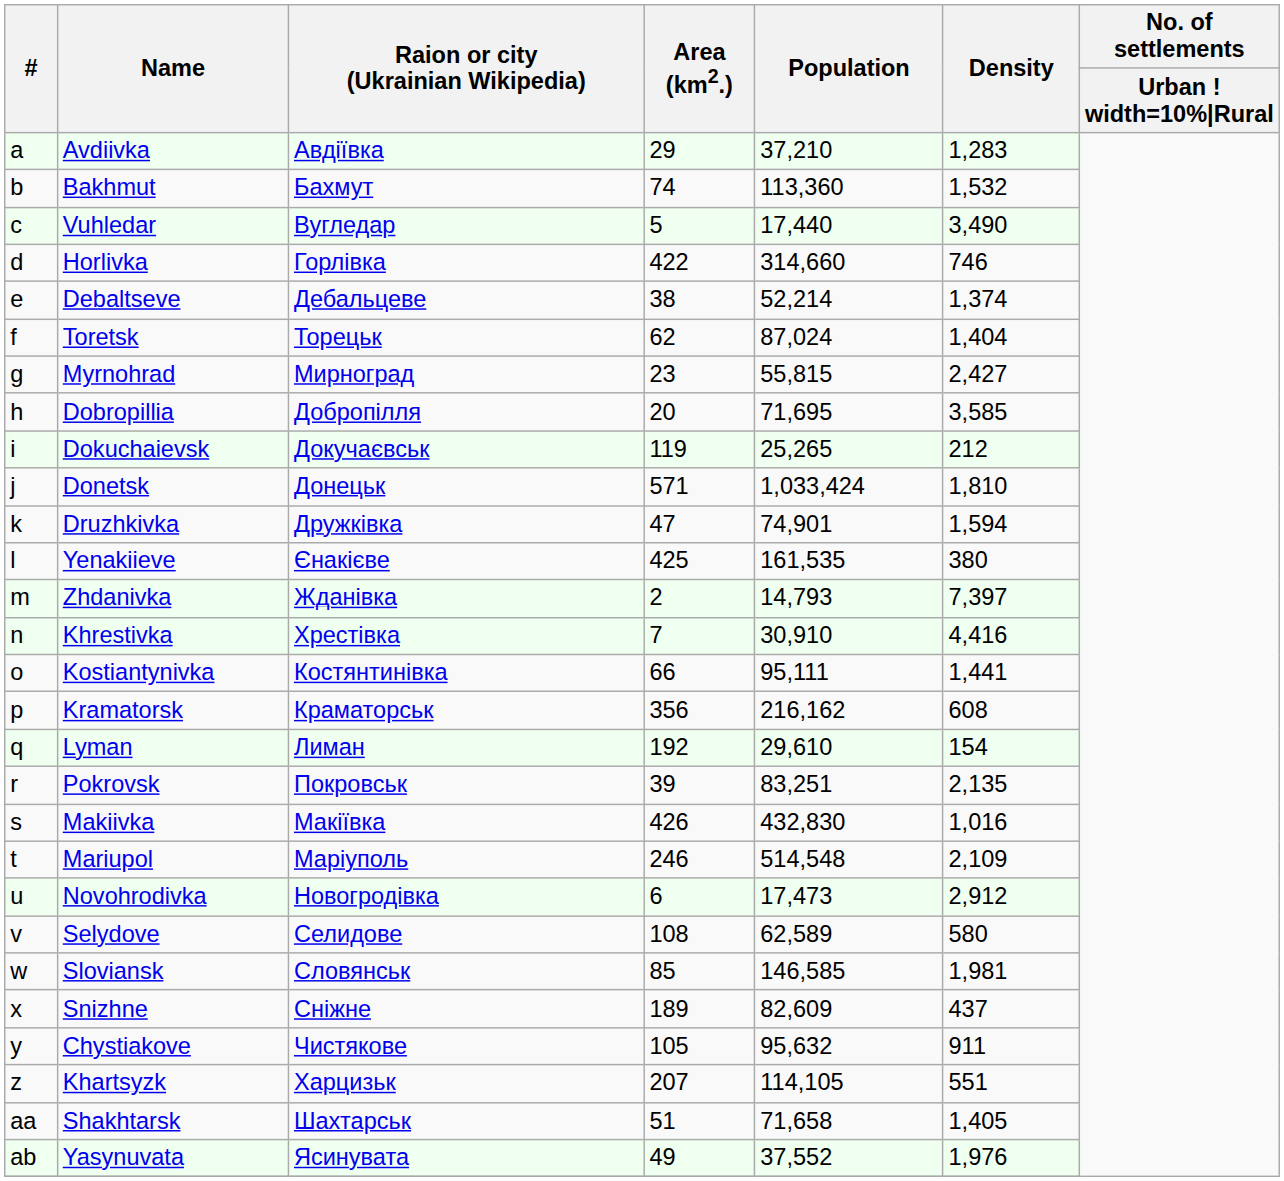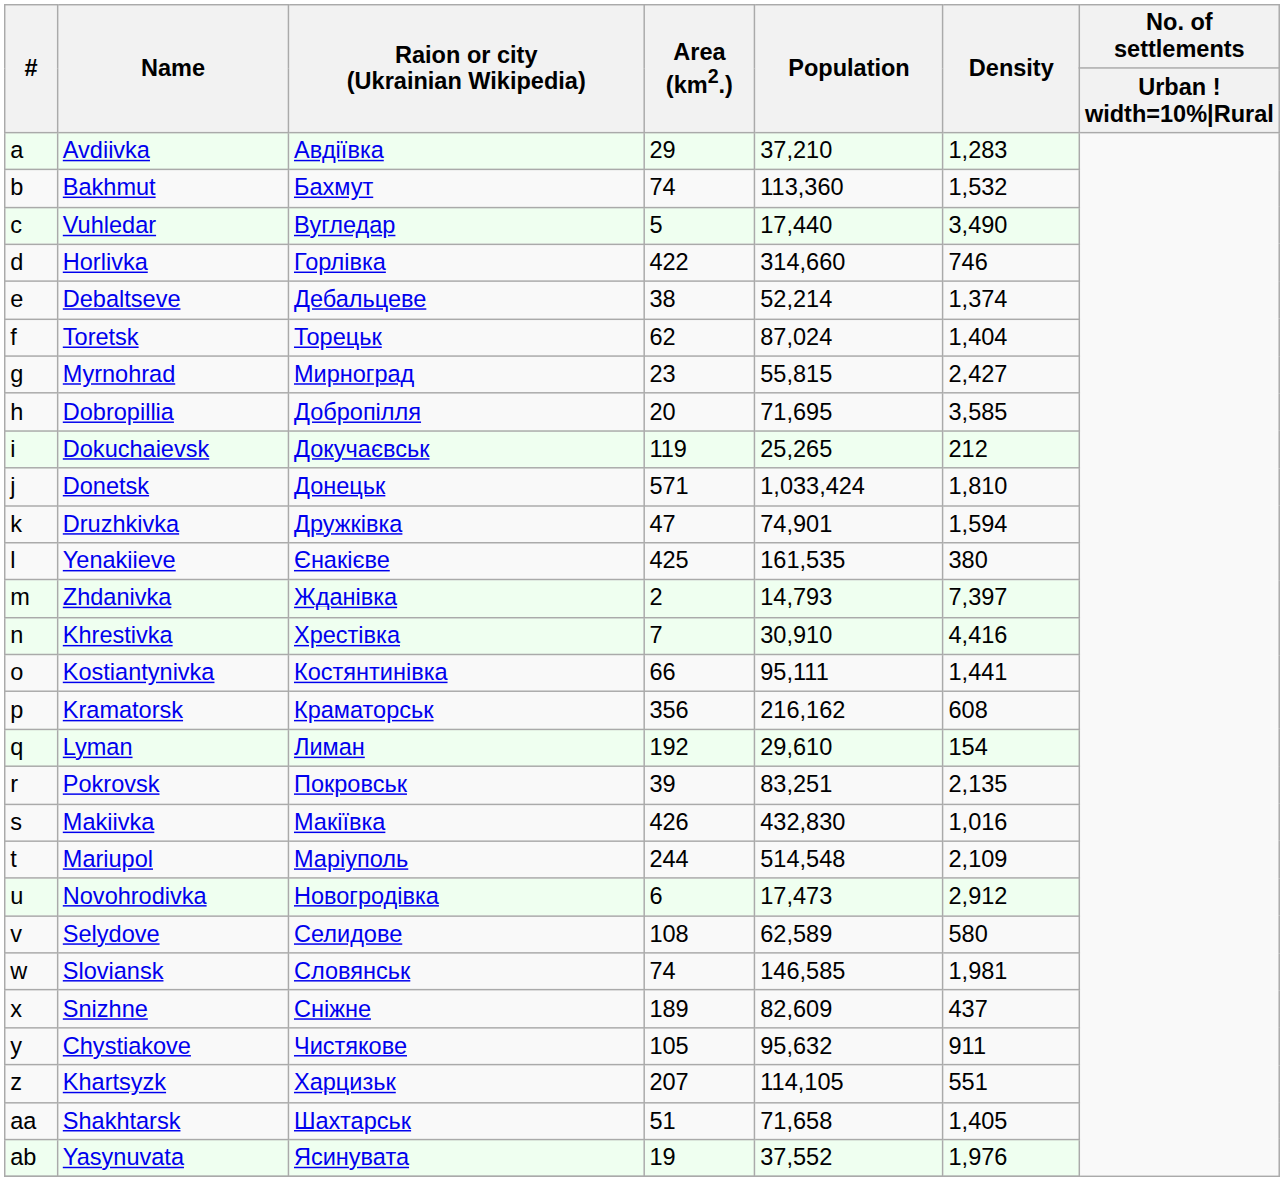(669, 859) 246 -> (669, 859) 244
(662, 971) 85 -> (662, 971) 74
(662, 1157) 49 -> (662, 1157) 19
